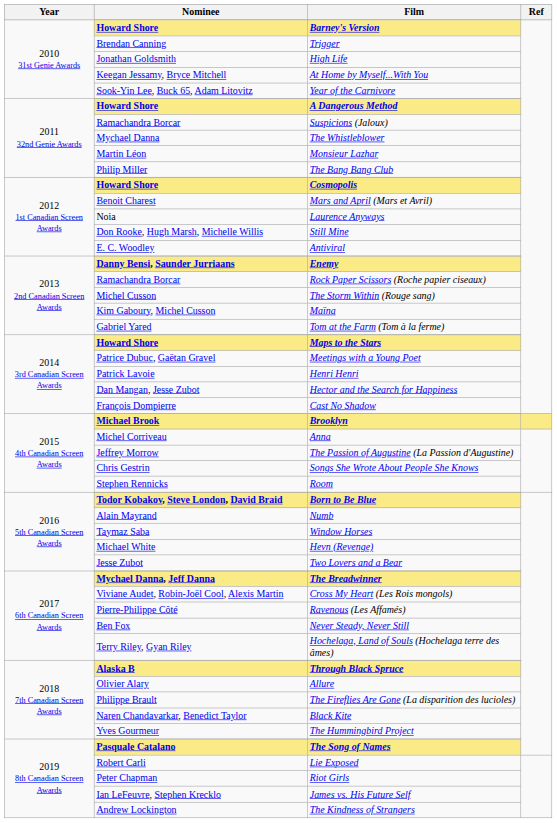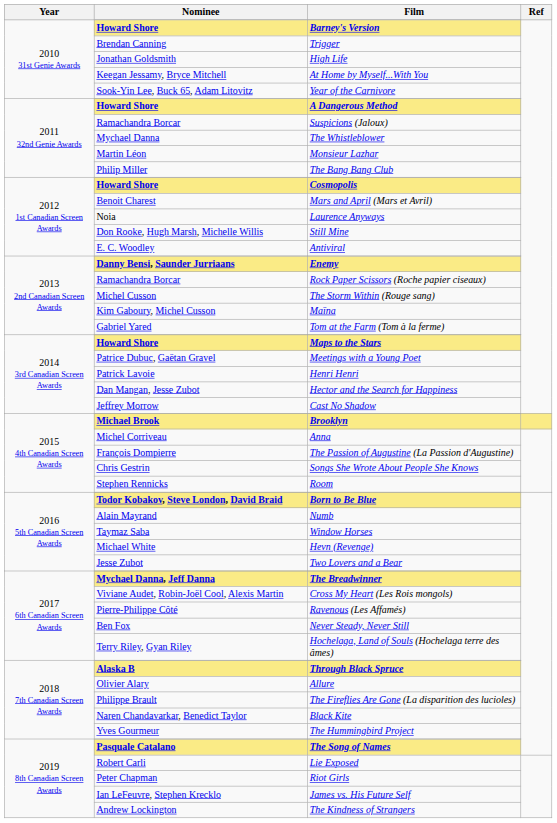(136, 405) François Dompierre -> (128, 405) Jeffrey Morrow
(128, 452) Jeffrey Morrow -> (136, 452) François Dompierre
